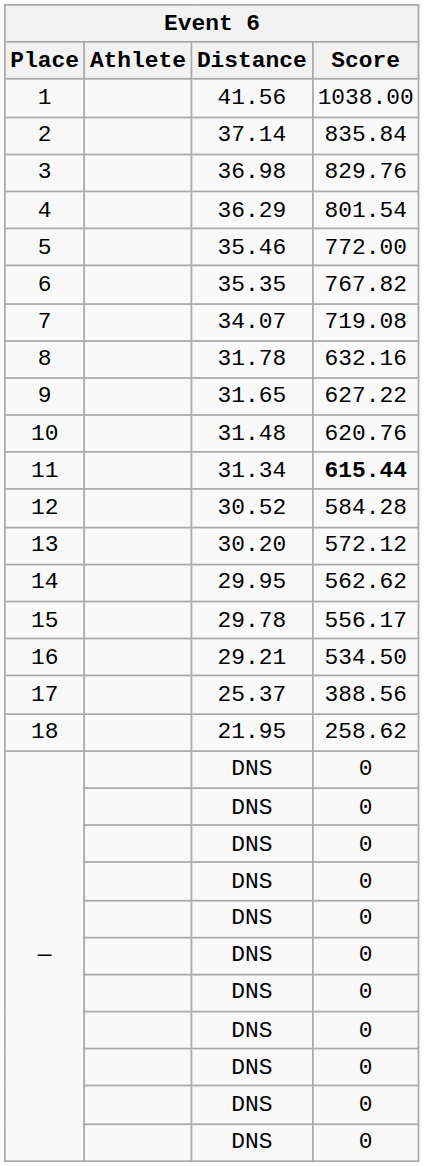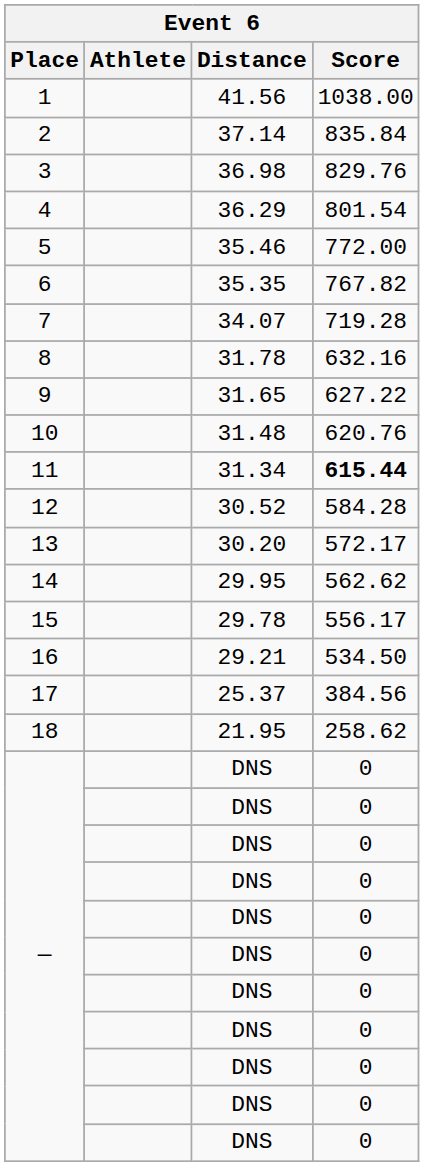(366, 322) 719.08 -> (366, 322) 719.28
(366, 546) 572.12 -> (366, 546) 572.17
(366, 695) 388.56 -> (366, 695) 384.56
